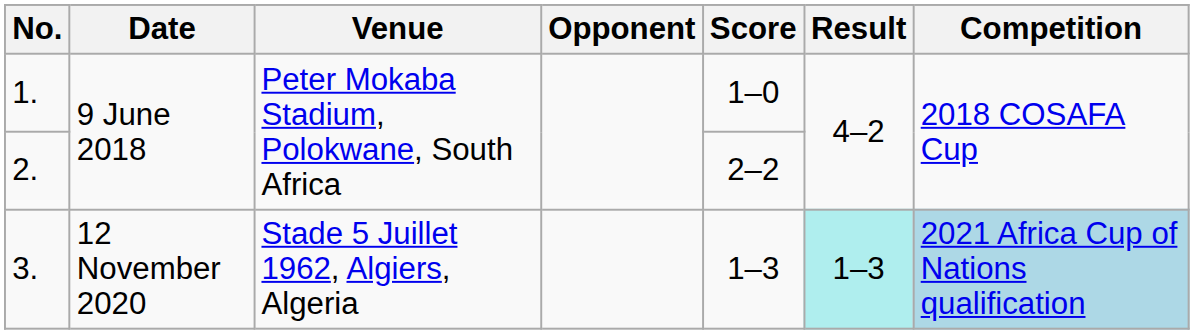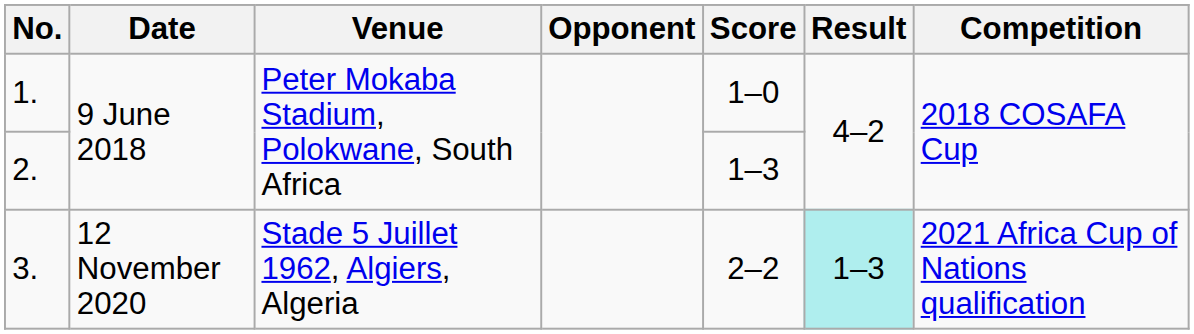(753, 170) 2–2 -> (753, 170) 1–3
(753, 268) 1–3 -> (753, 268) 2–2
(1049, 268) lightblue background -> (1049, 268) no background
